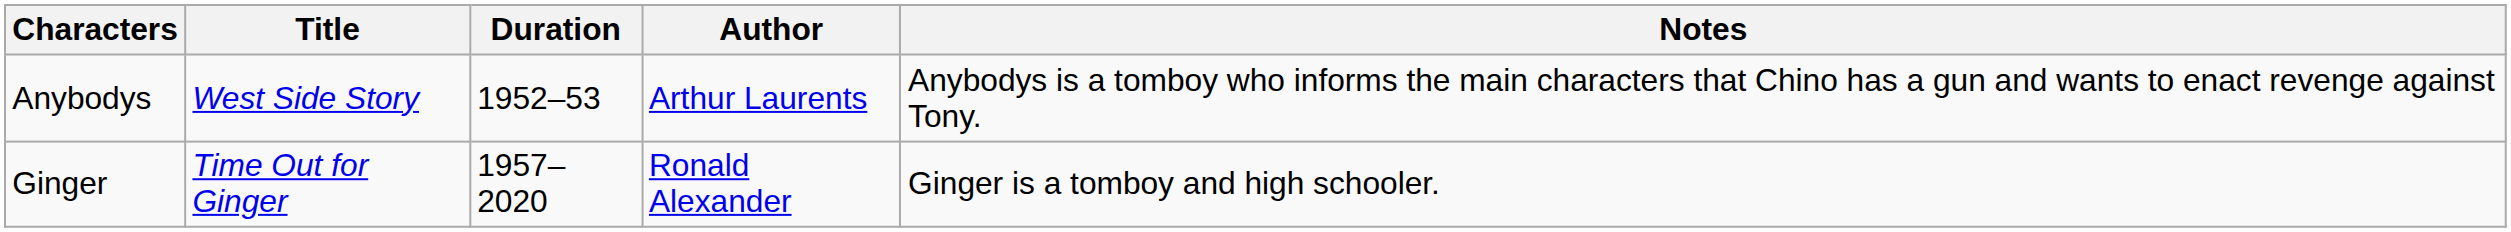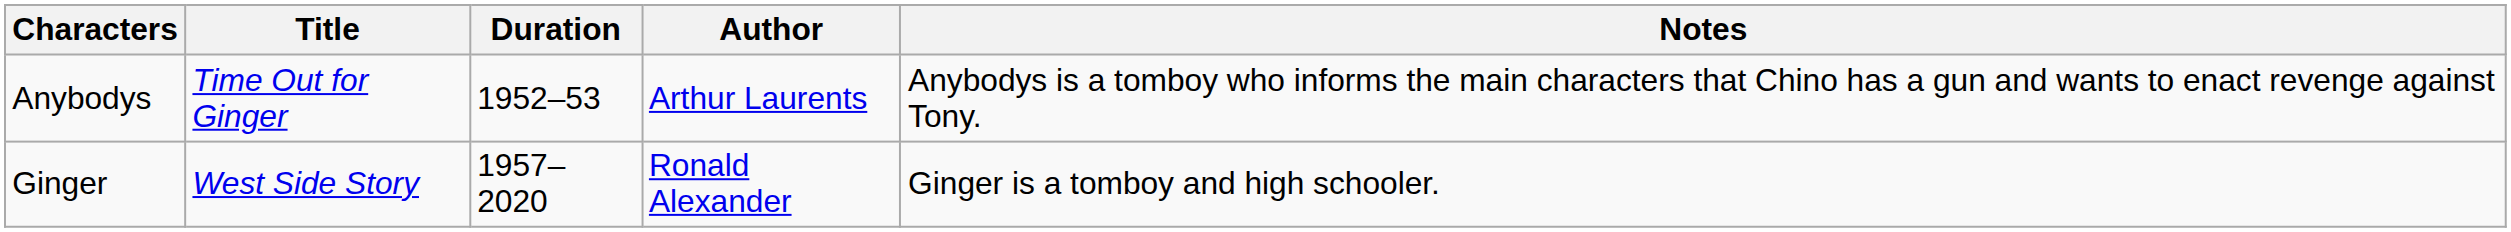(306, 97) West Side Story -> (280, 97) Time Out for Ginger
(280, 183) Time Out for Ginger -> (306, 183) West Side Story
